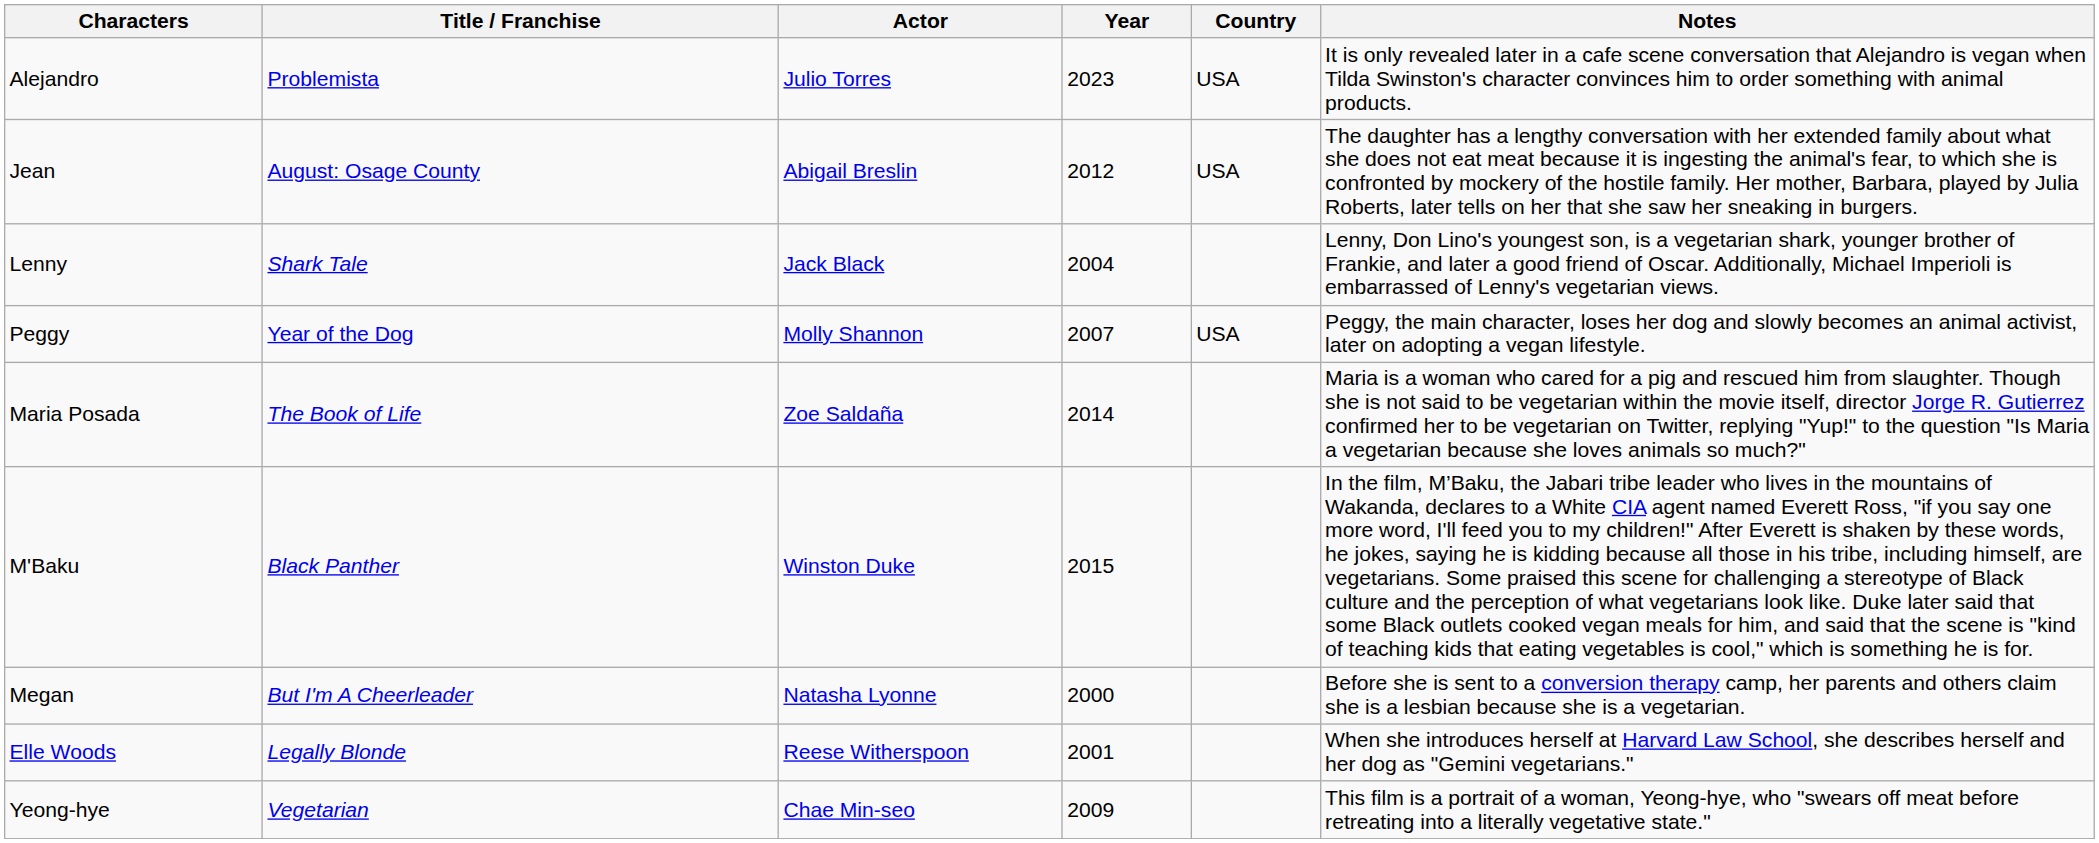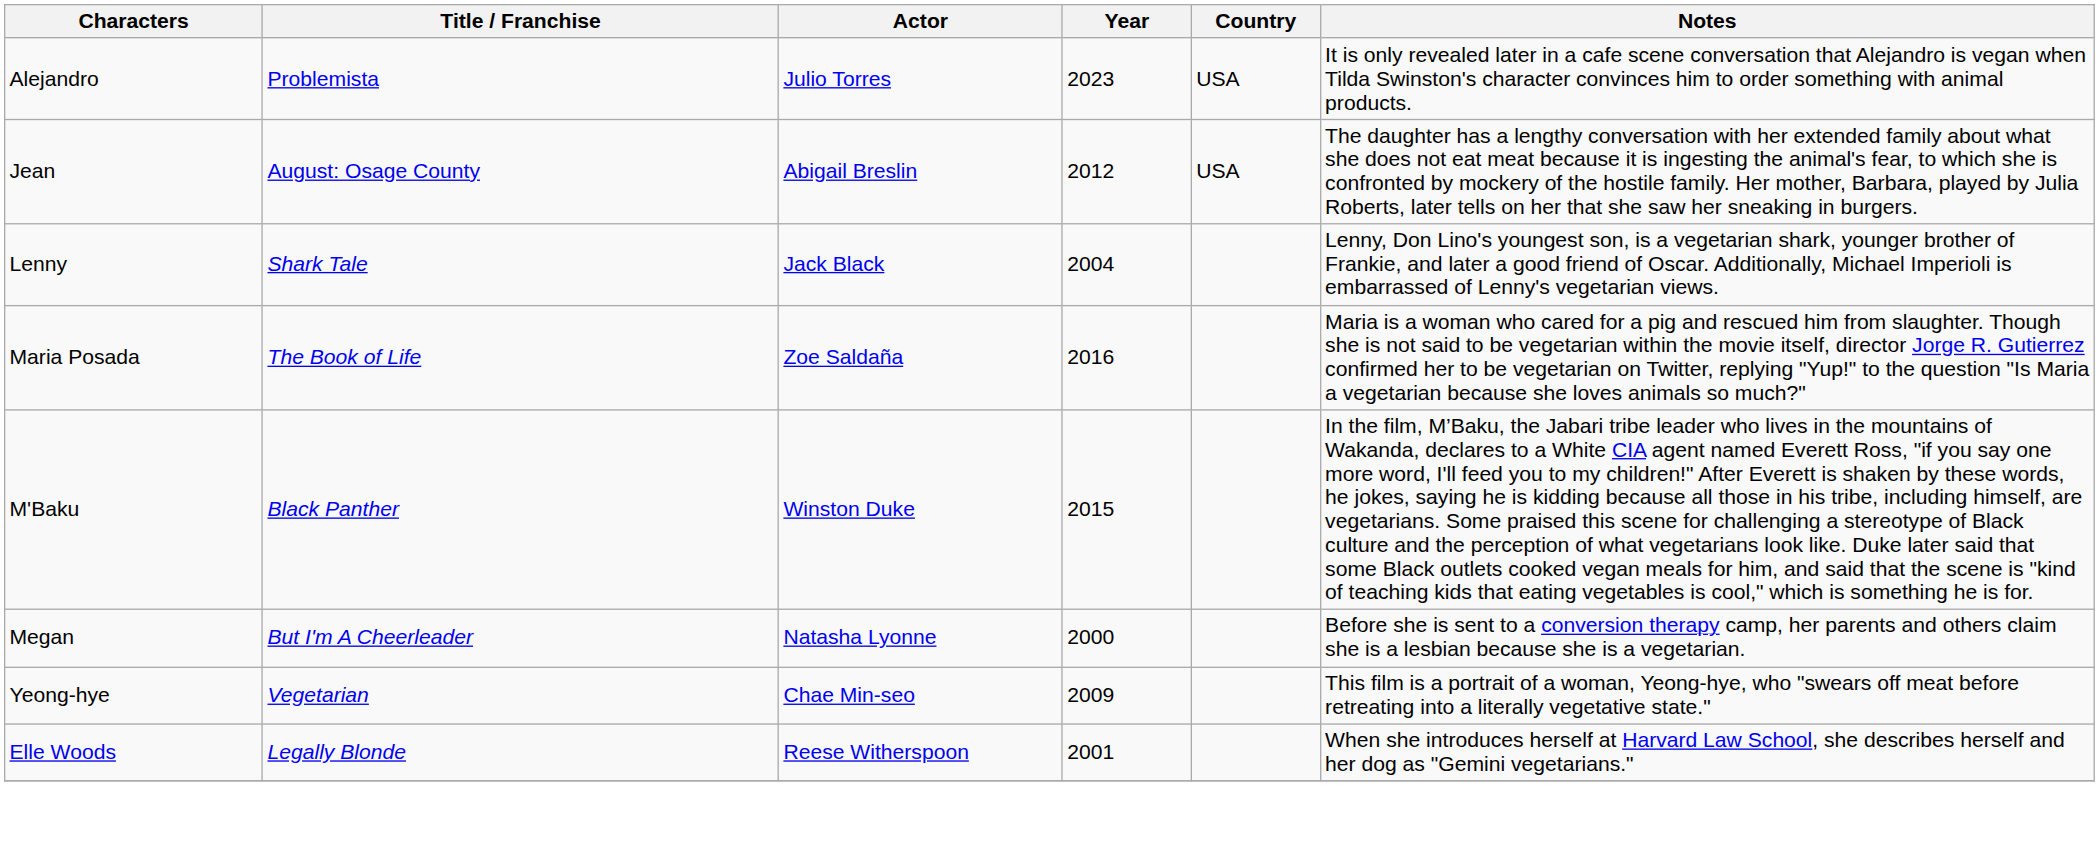- row: (39, 333)
(1091, 414) 2014 -> (1091, 357) 2016
rows swapped: (63, 752) <-> (60, 809)
